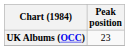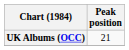(106, 38) 23 -> (106, 38) 21
